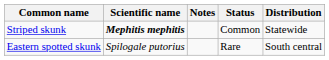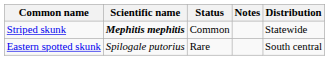columns swapped: (240, 13) <-> (202, 13)
